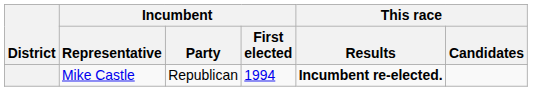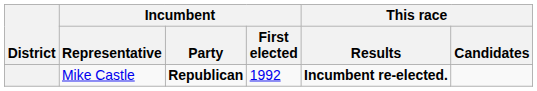(203, 75) normal -> (206, 75) bold
(260, 75) 1994 -> (265, 75) 1992
